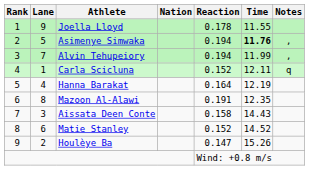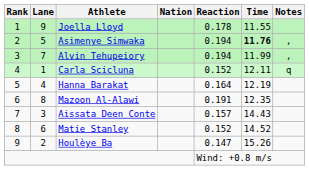(218, 114) 0.158 -> (218, 114) 0.157
